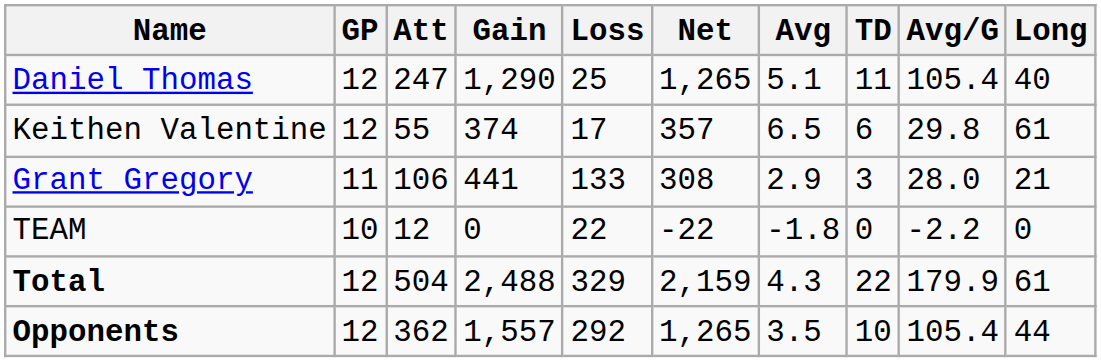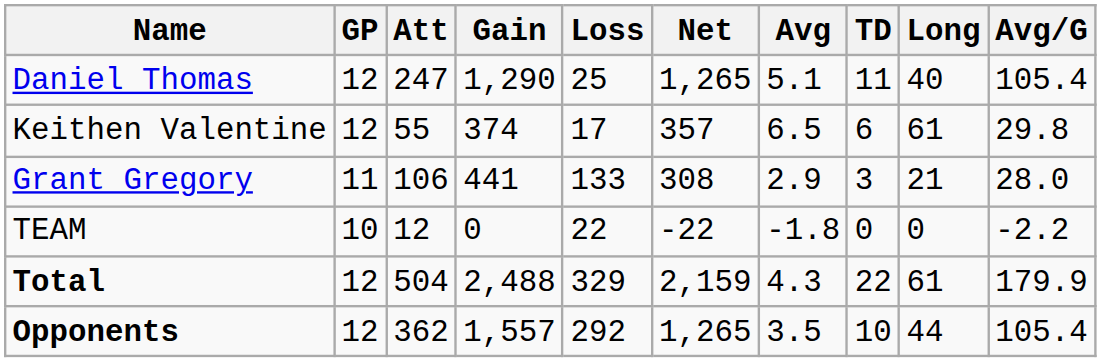columns swapped: (1051, 30) <-> (953, 30)
